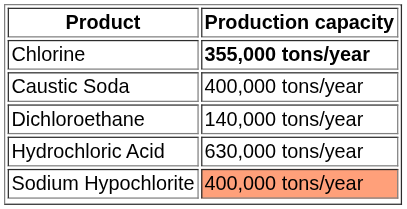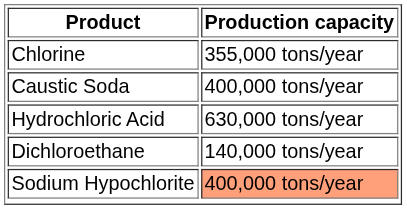(287, 54) bold -> (284, 54) normal
rows swapped: (78, 119) <-> (88, 151)
